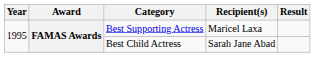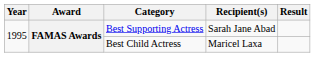(235, 28) Maricel Laxa -> (242, 28) Sarah Jane Abad
(242, 44) Sarah Jane Abad -> (235, 44) Maricel Laxa
